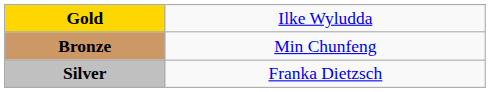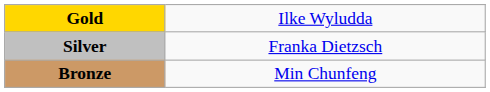rows swapped: (85, 73) <-> (85, 45)
